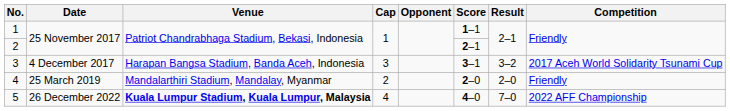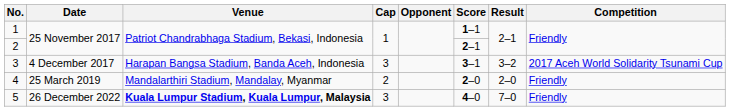(386, 98) 4 -> (386, 98) 3
(588, 98) 2022 AFF Championship -> (548, 98) Friendly
